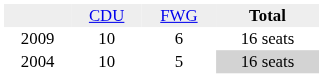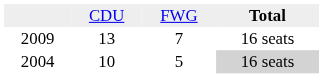(107, 38) 10 -> (107, 38) 13
(179, 38) 6 -> (179, 38) 7
